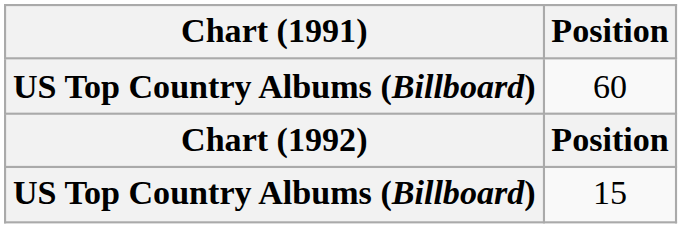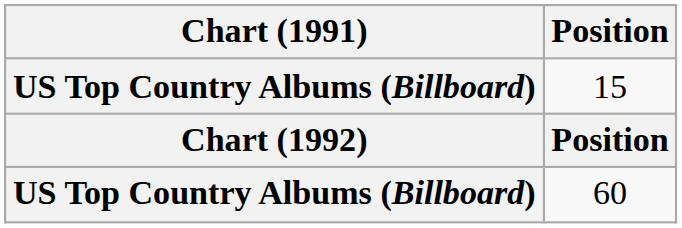rows swapped: (610, 193) <-> (610, 85)
